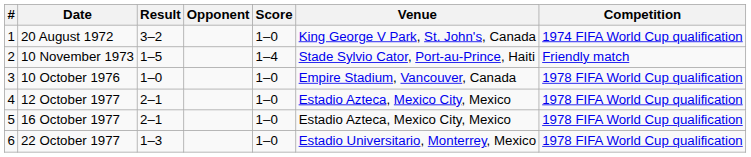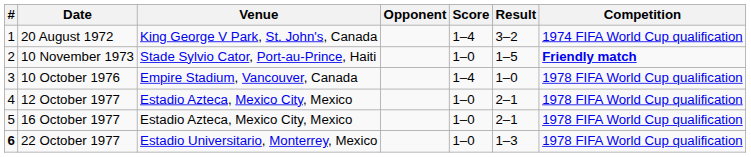columns swapped: (417, 15) <-> (160, 15)
(267, 36) 1–0 -> (464, 36) 1–4
(267, 57) 1–4 -> (464, 57) 1–0
(586, 57) normal -> (589, 57) bold
(267, 78) 1–0 -> (464, 78) 1–4
(11, 141) normal -> (11, 141) bold
